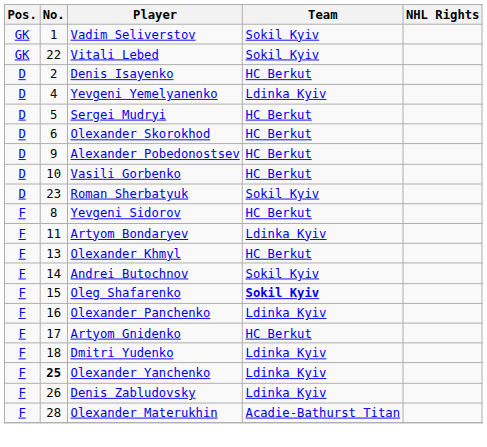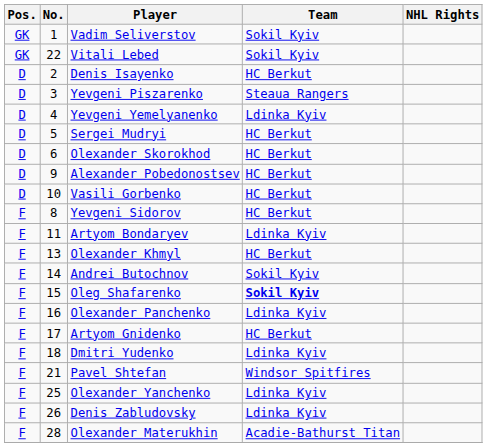+ row: (137, 94)
- row: (129, 194)
+ row: (118, 373)
(54, 373) bold -> (54, 393) normal
